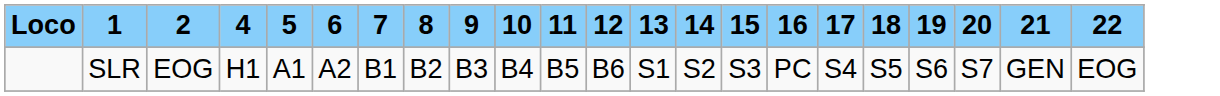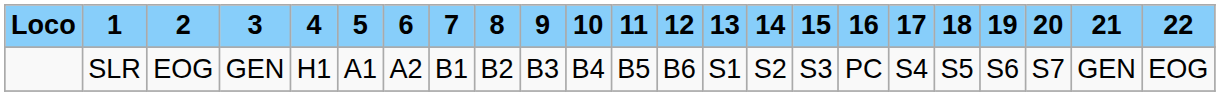+ column: (255, 25)
